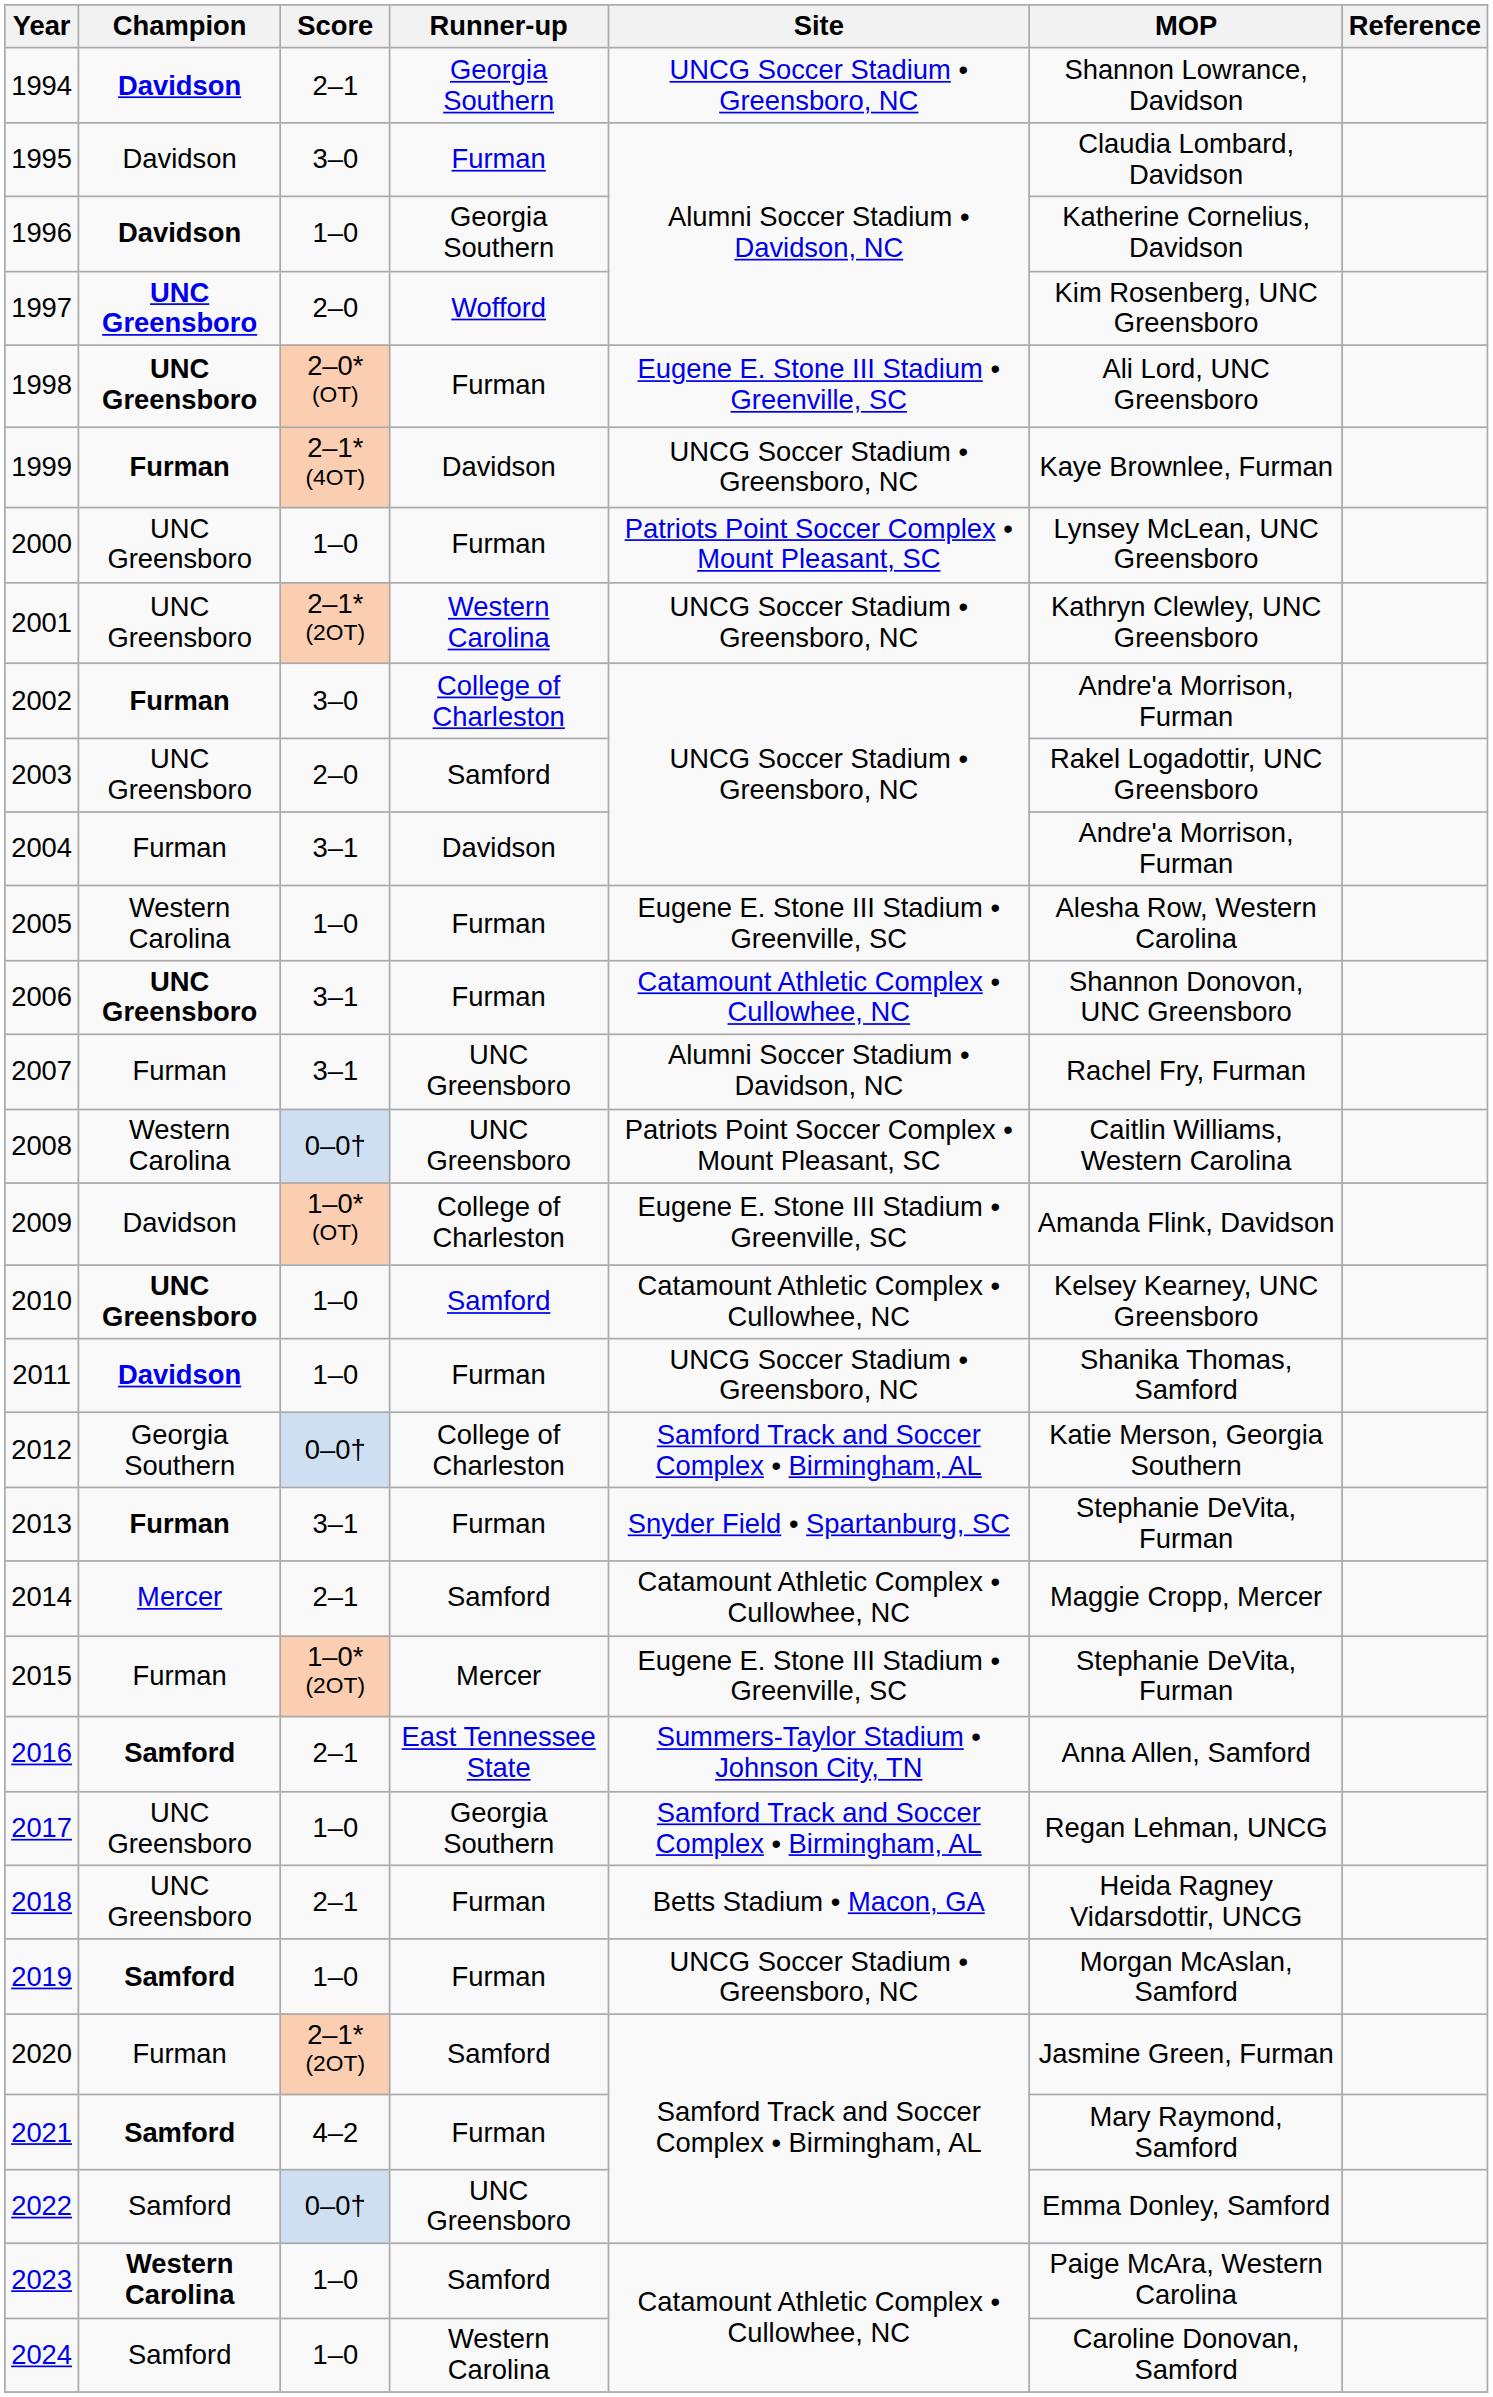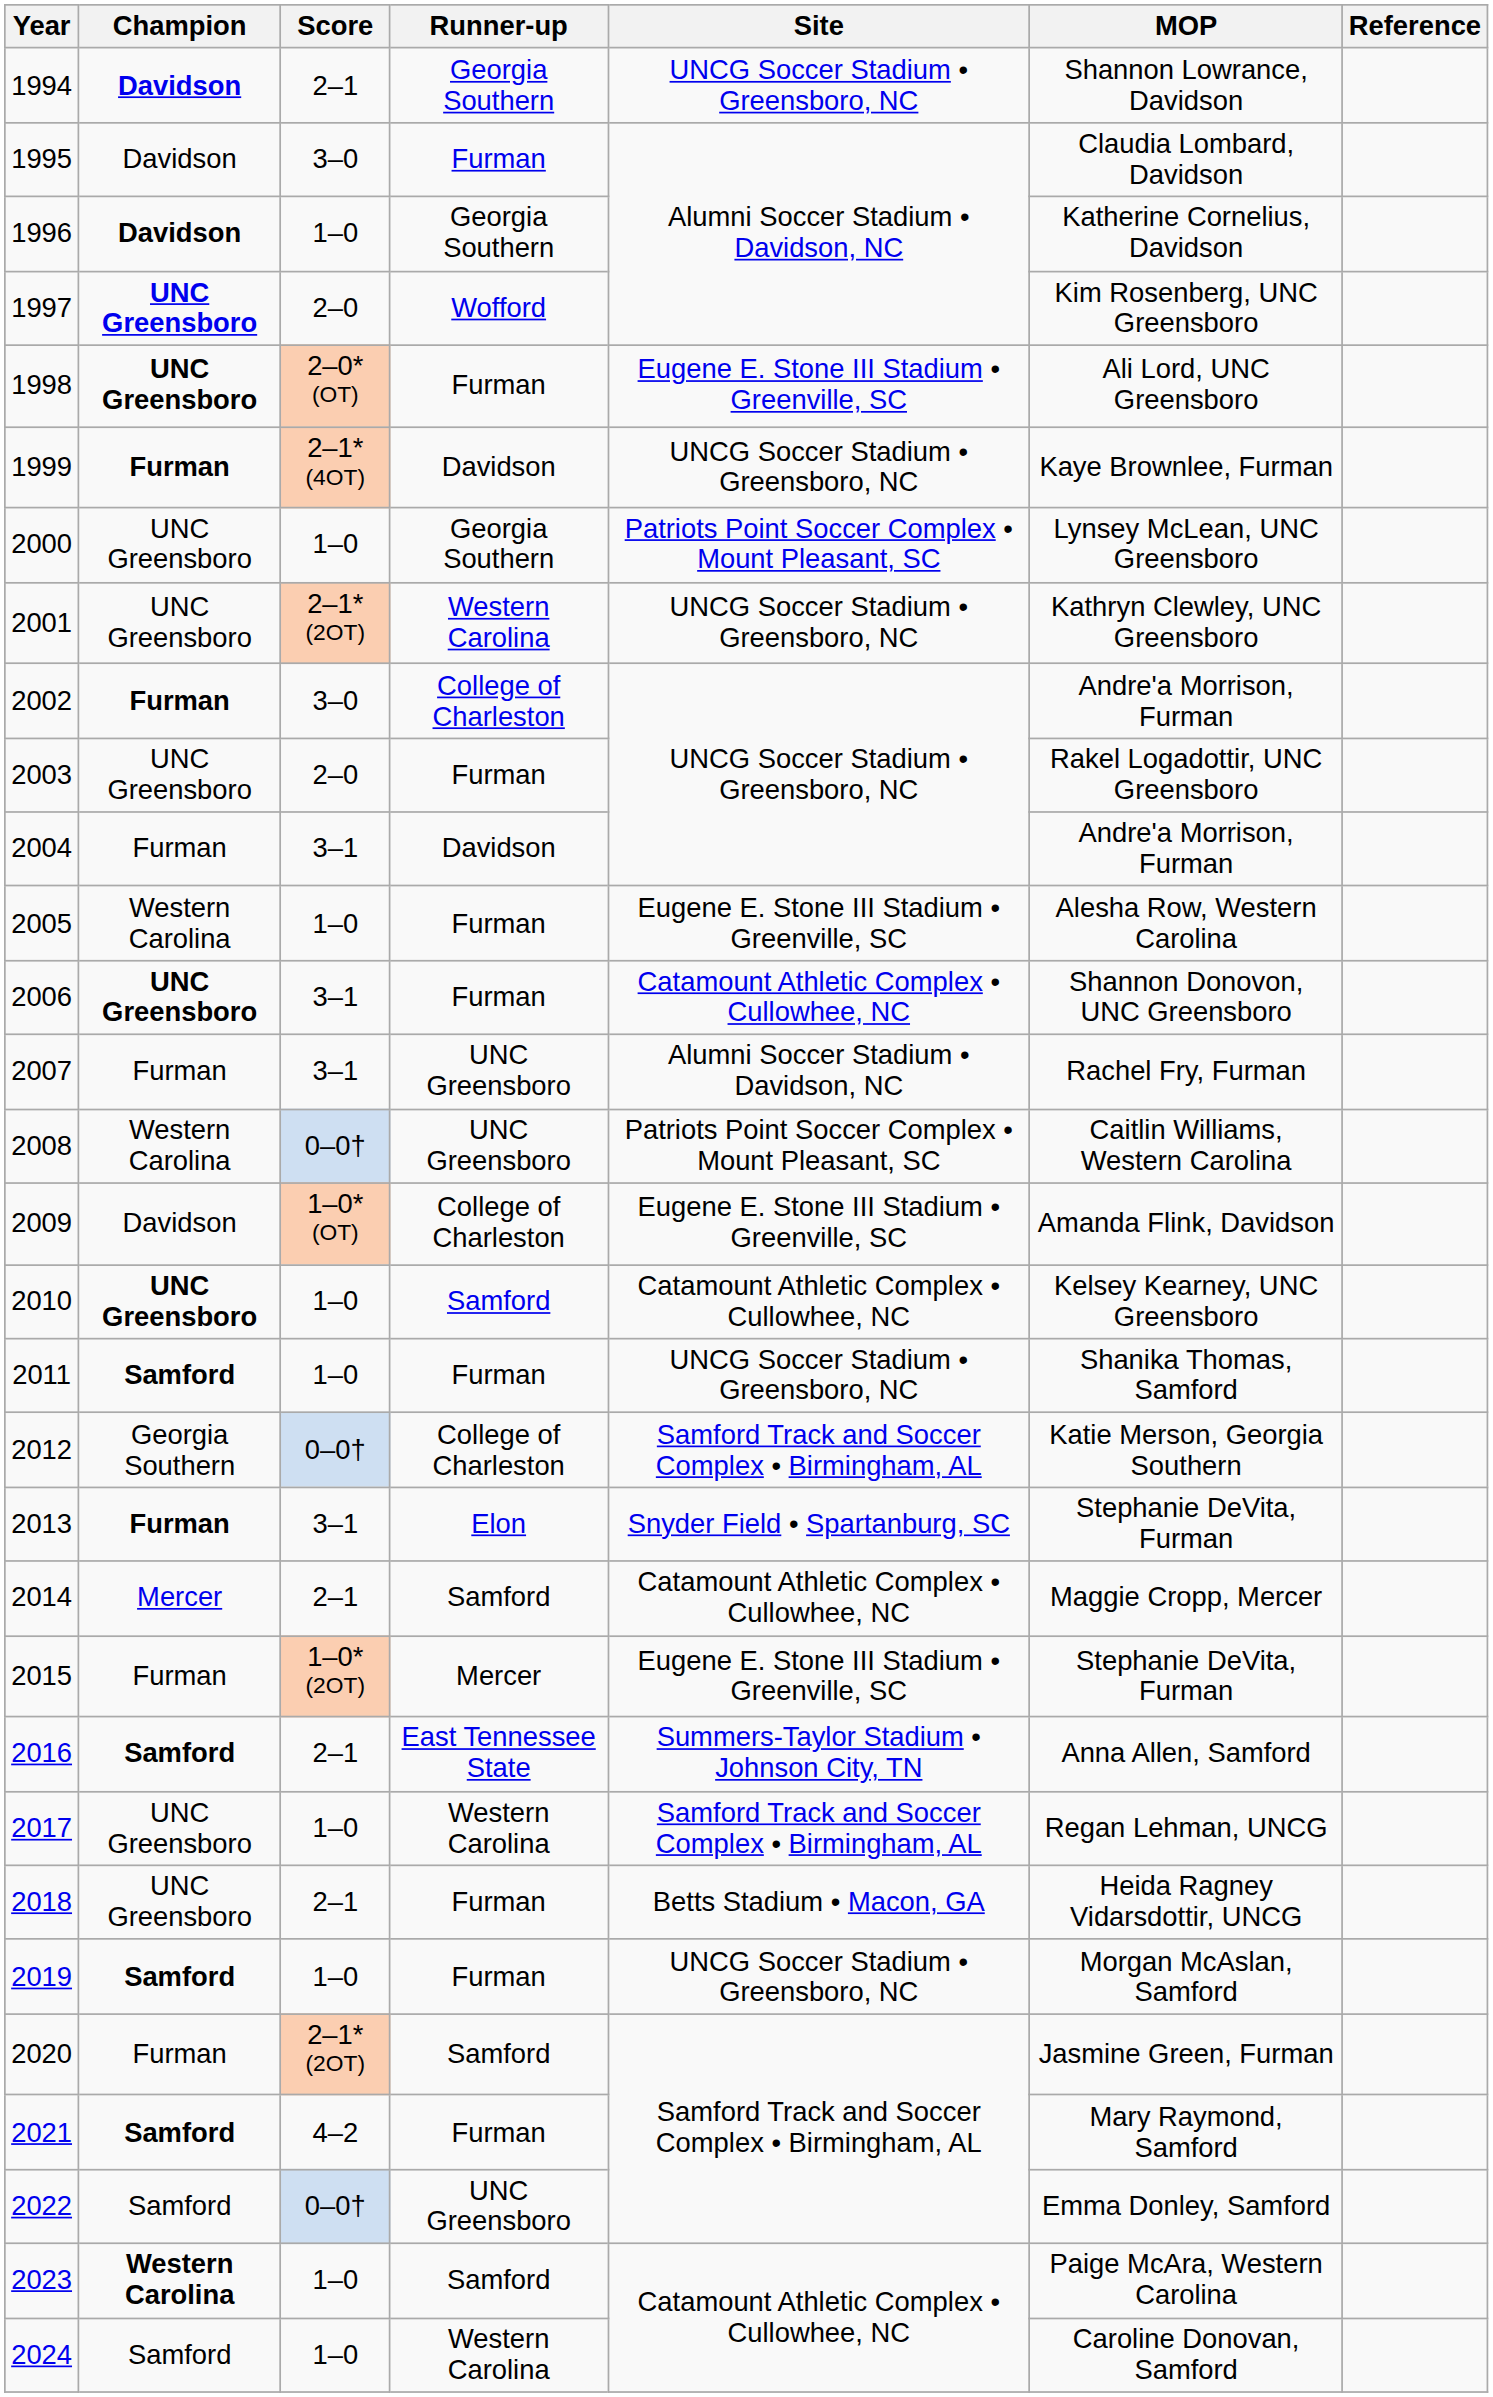(499, 544) Furman -> (499, 544) Georgia Southern
(499, 774) Samford -> (499, 774) Furman
(180, 1375) Davidson -> (180, 1375) Samford
(499, 1523) Furman -> (499, 1523) Elon
(499, 1827) Georgia Southern -> (499, 1827) Western Carolina
